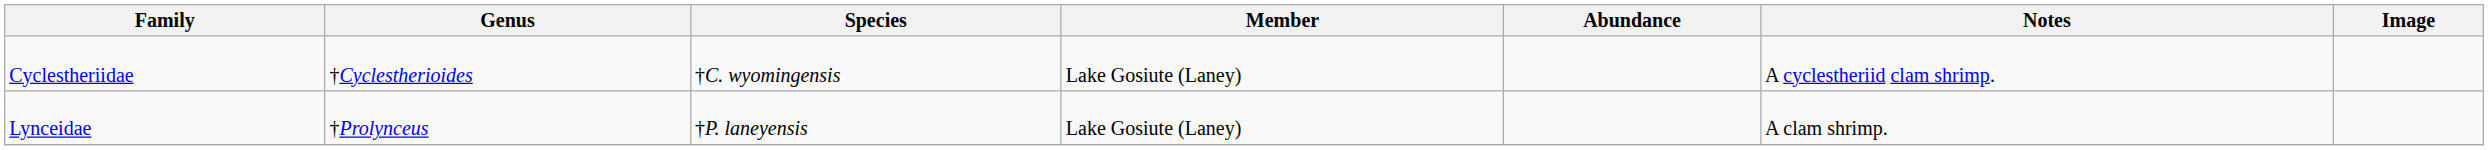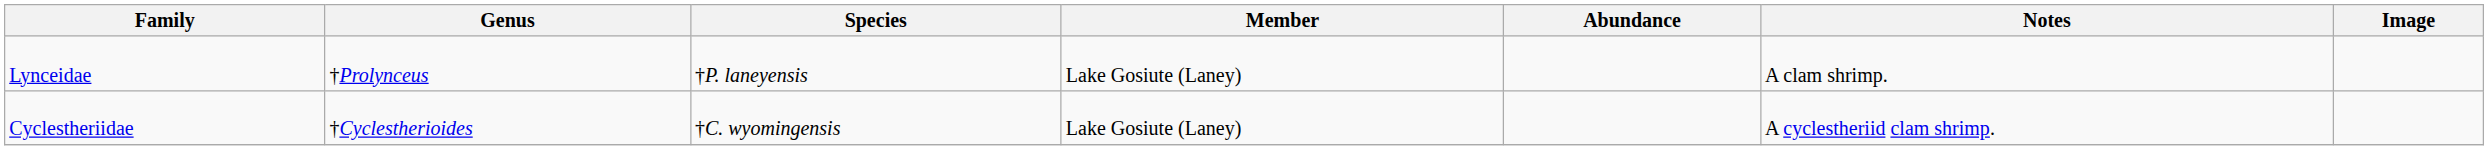rows swapped: (71, 74) <-> (50, 128)
